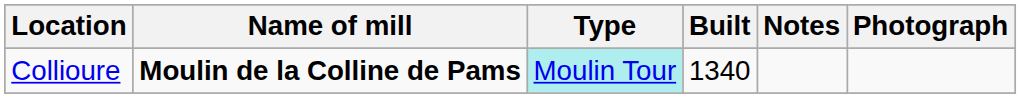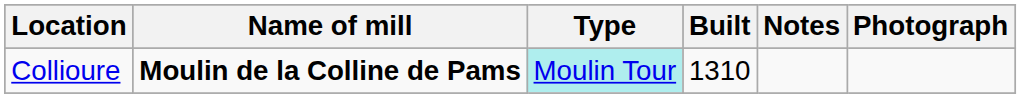(720, 70) 1340 -> (720, 70) 1310
